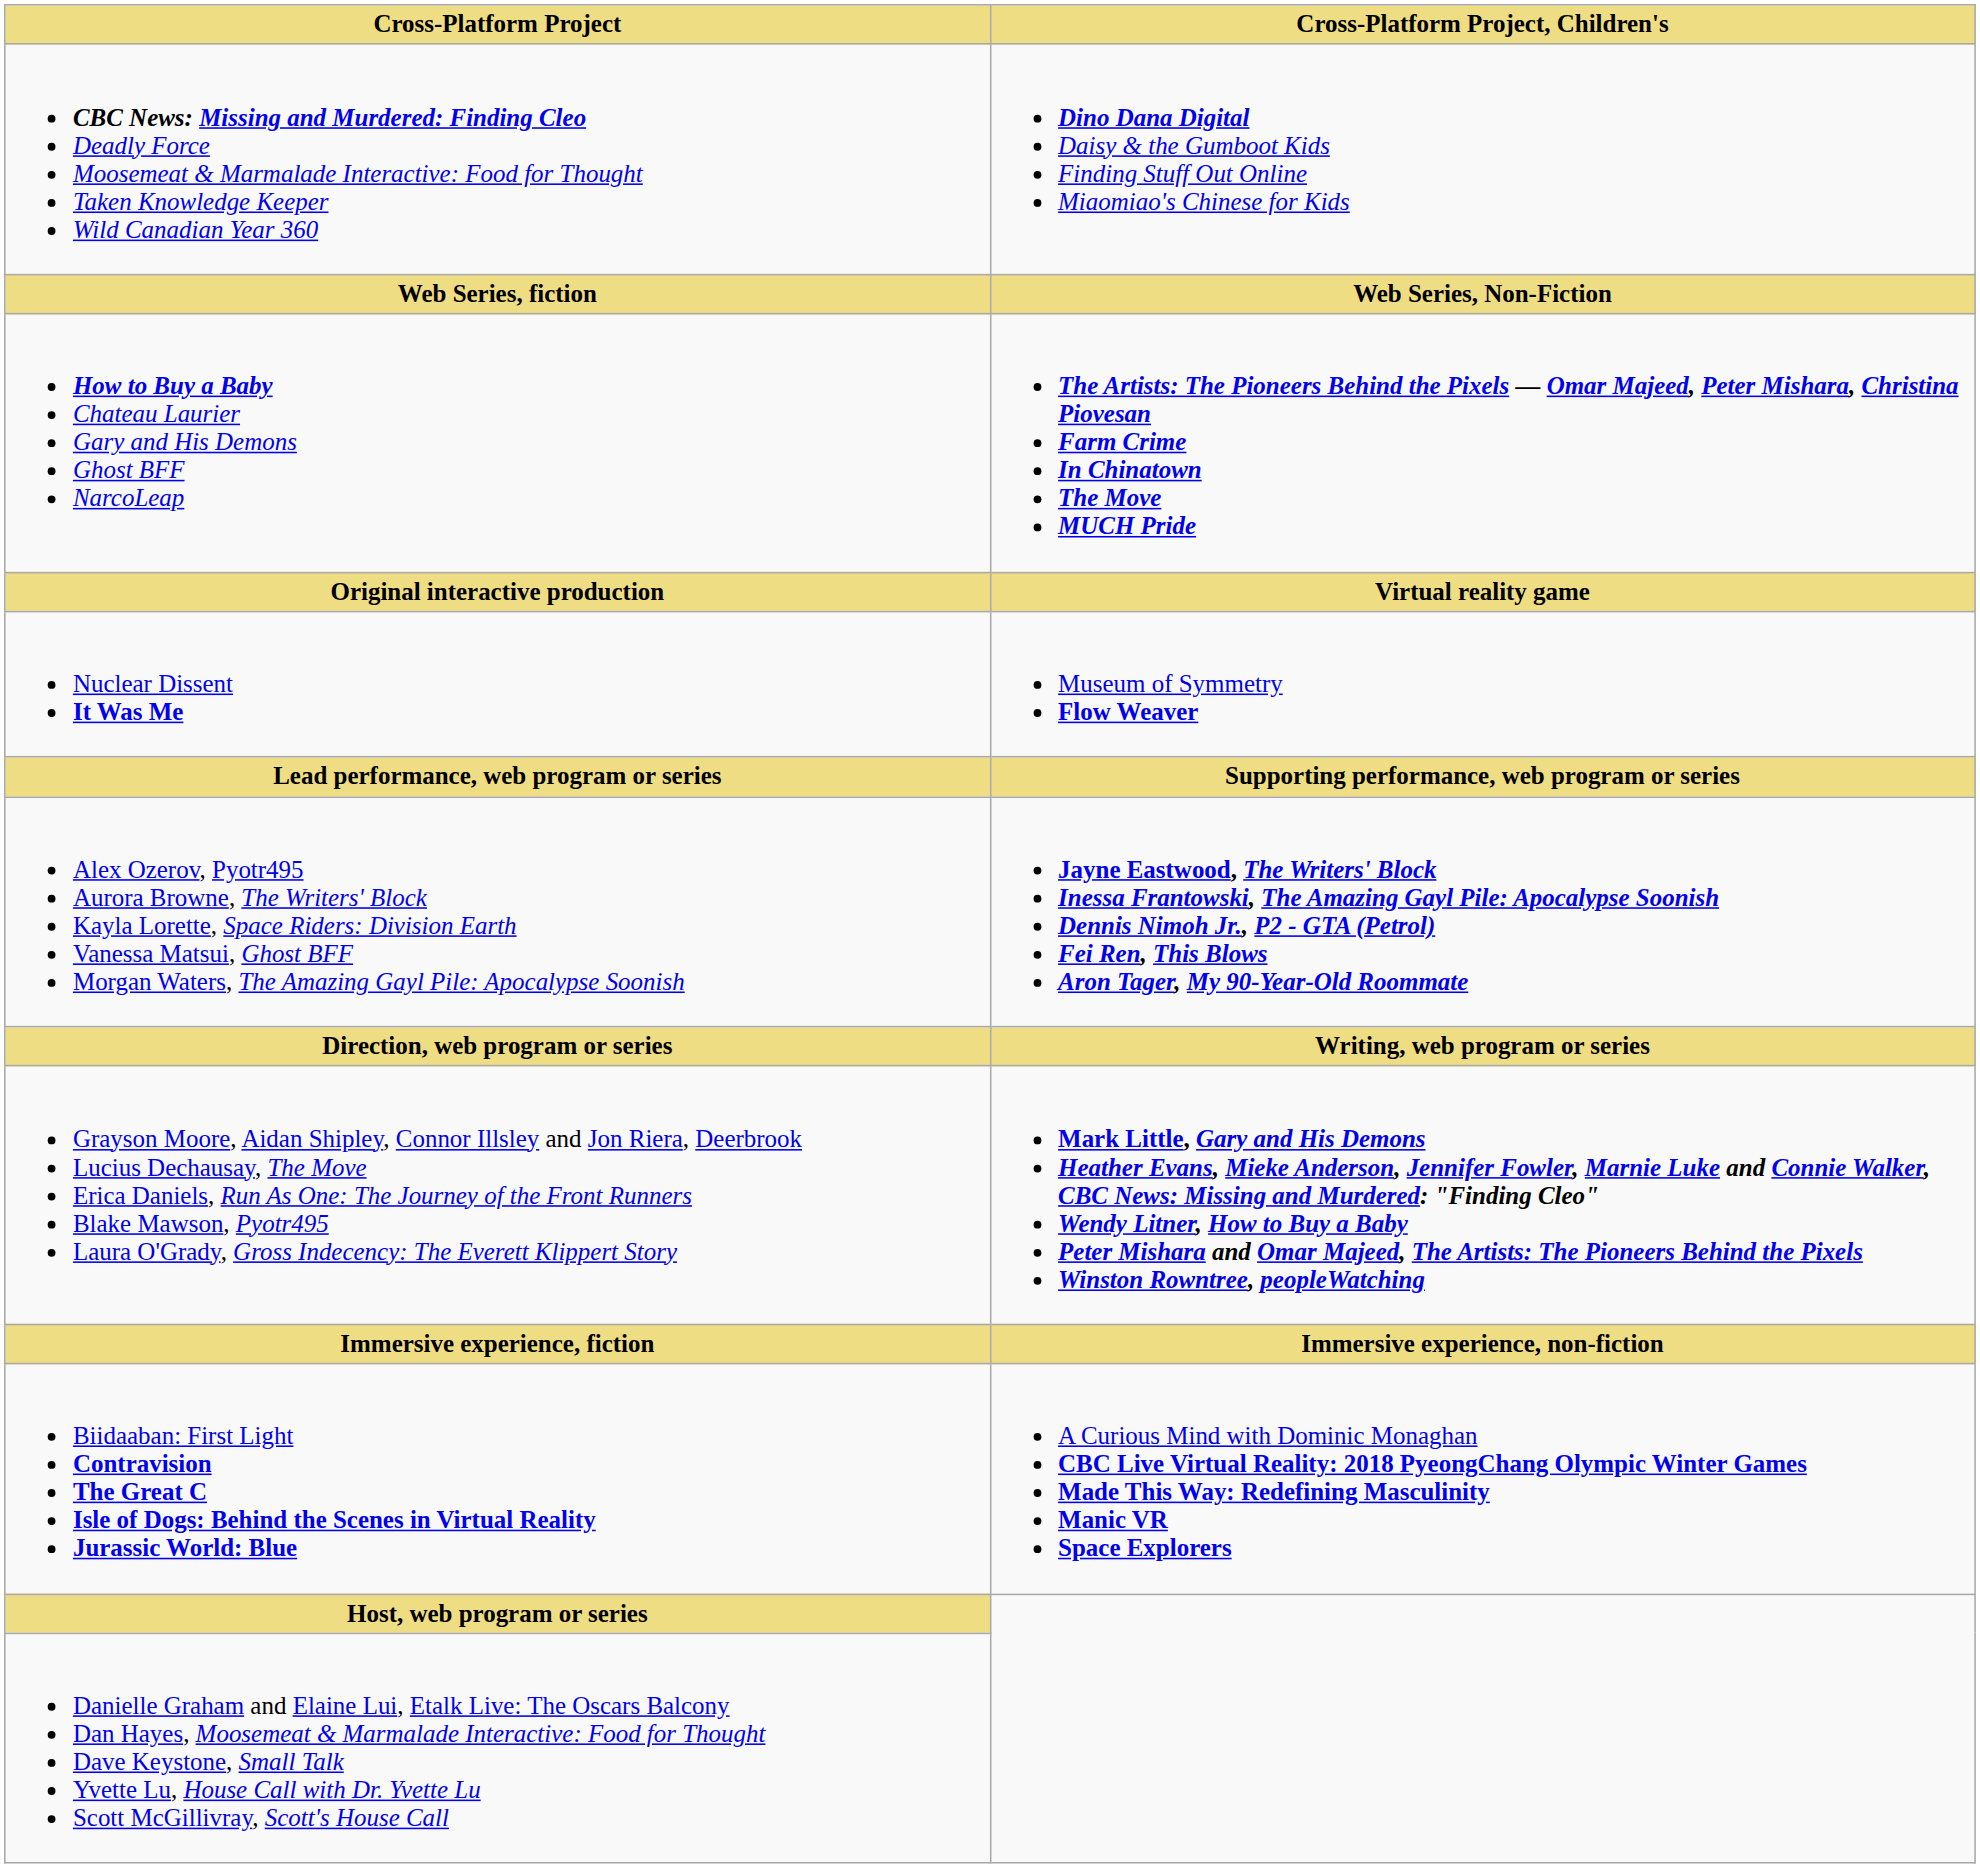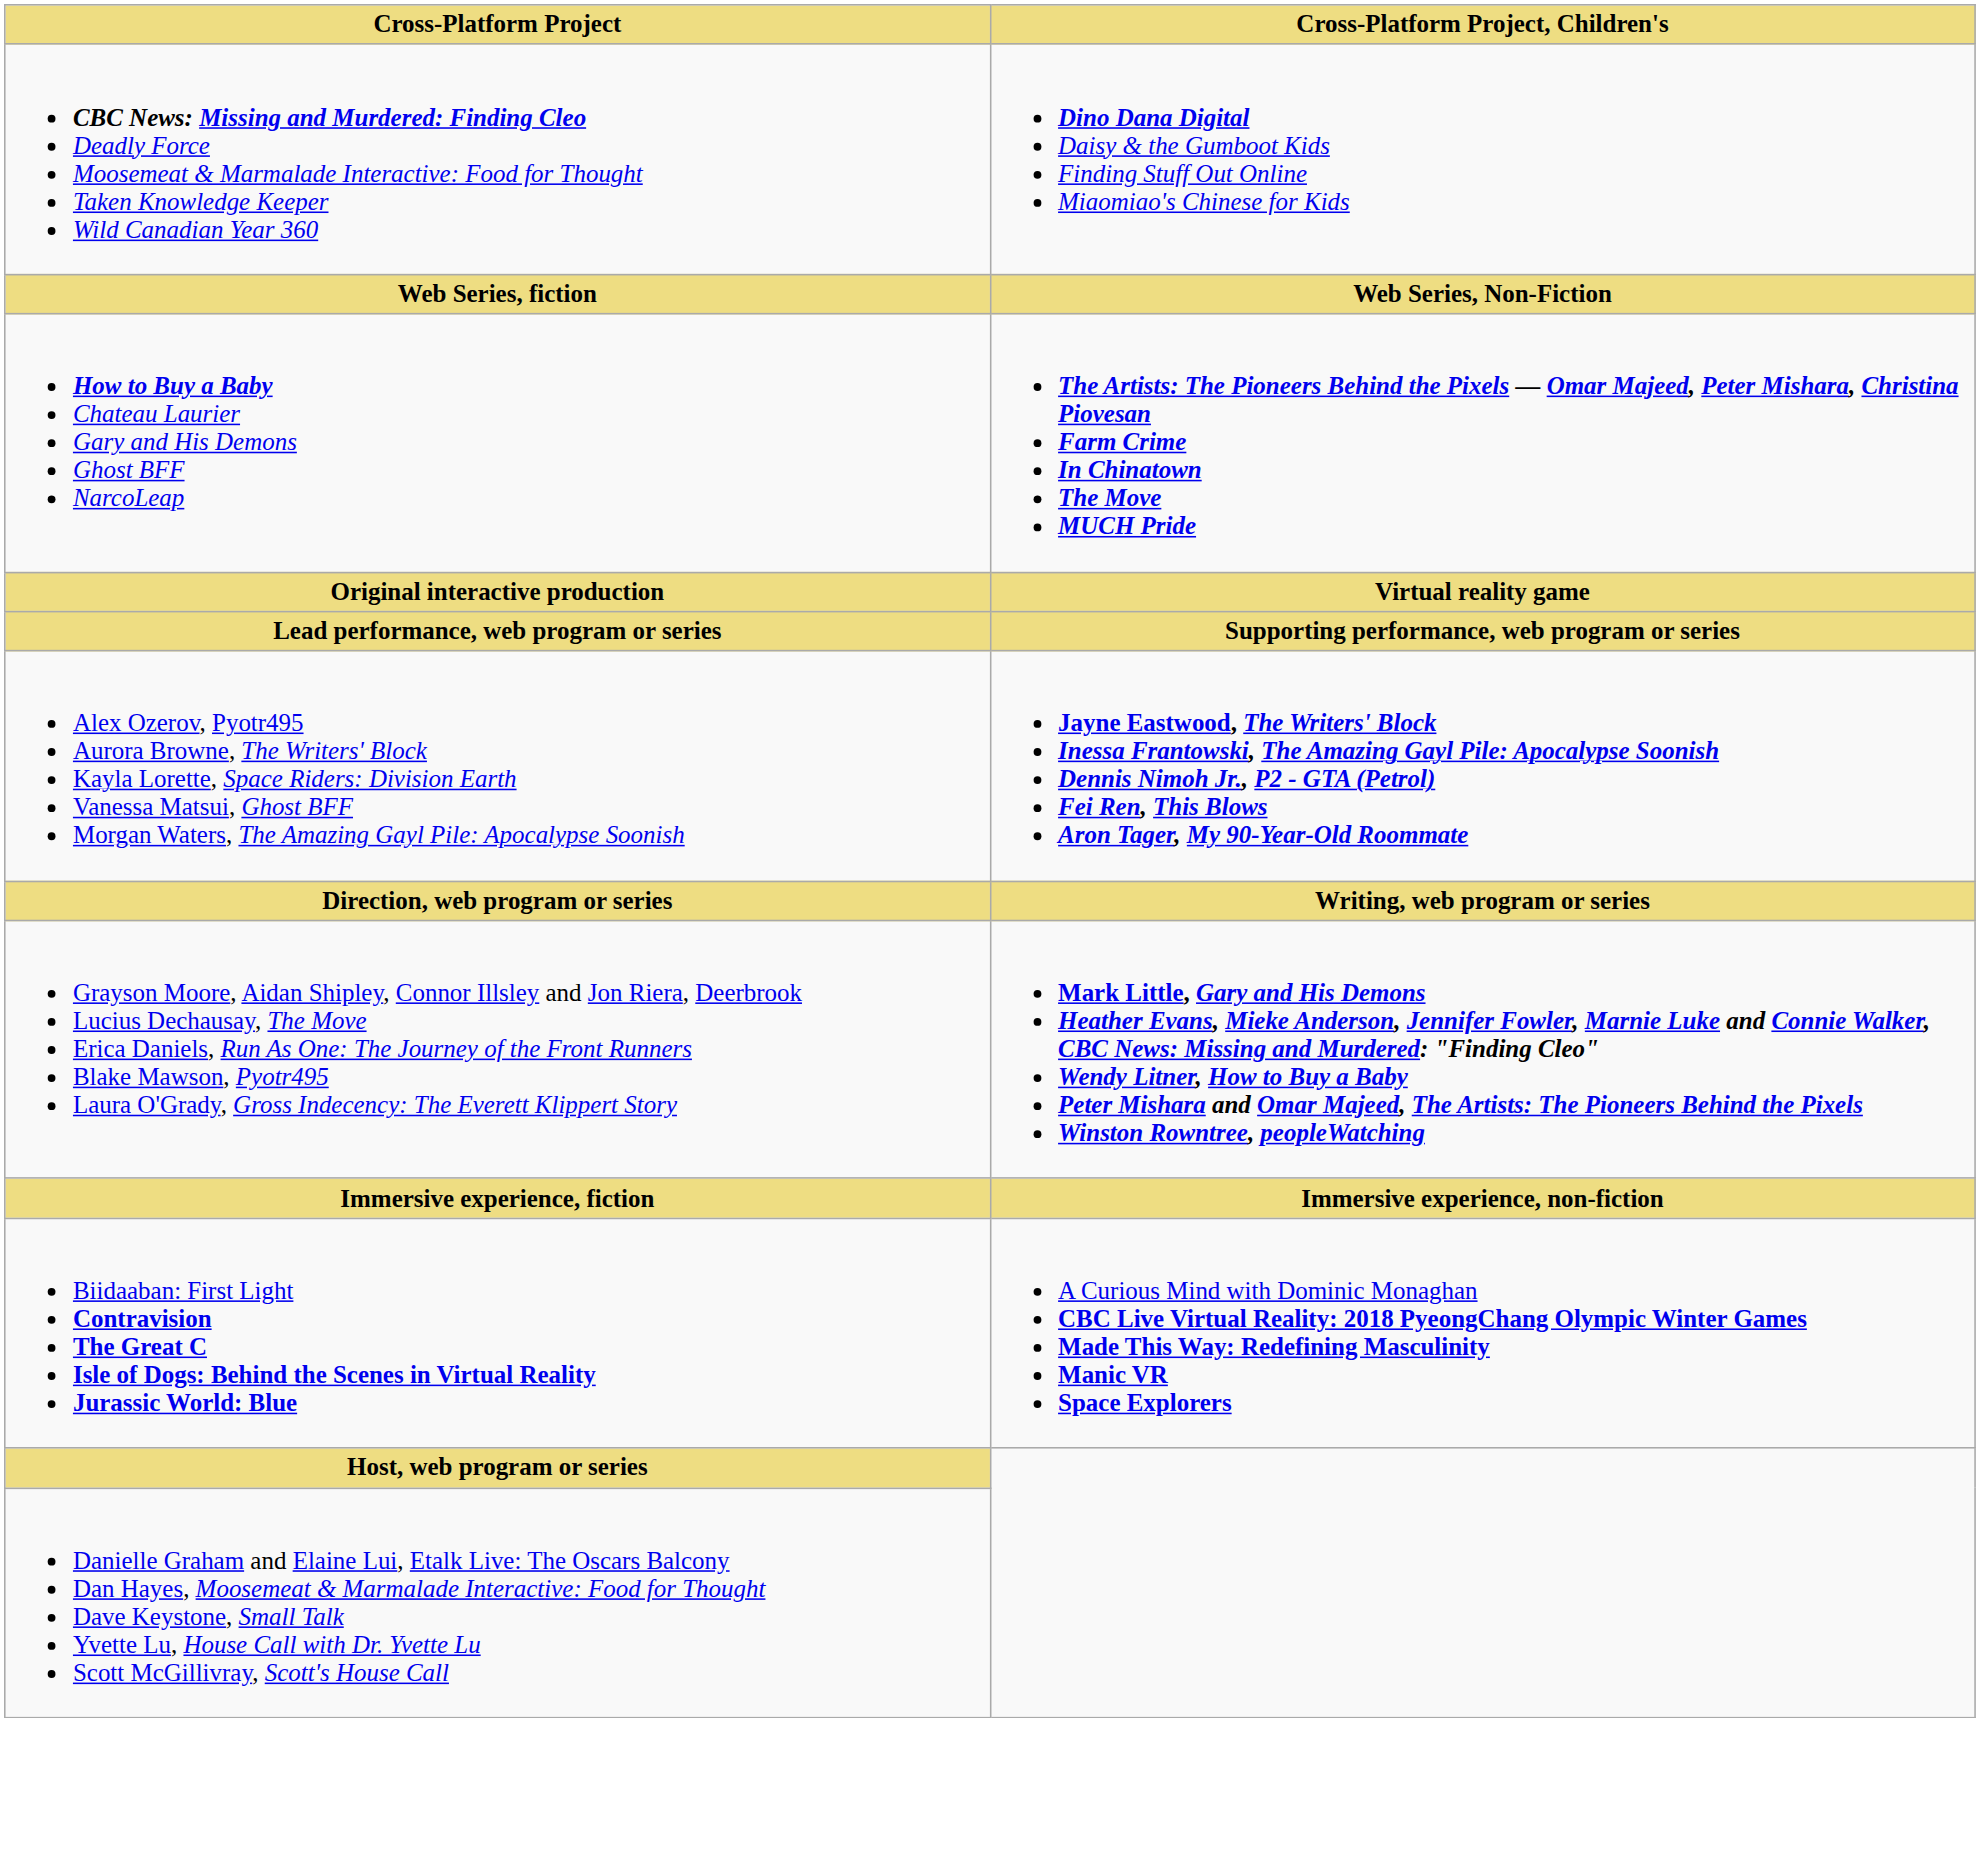- row: (497, 698)
